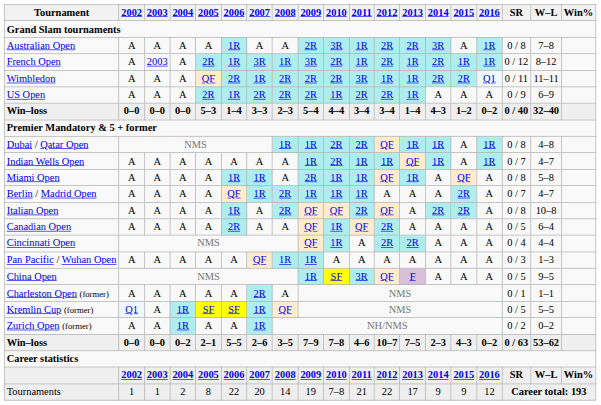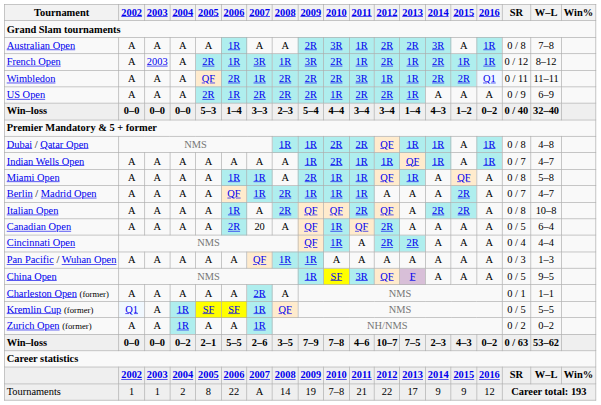(260, 227) A -> (260, 227) 20
(260, 392) 20 -> (260, 392) A
